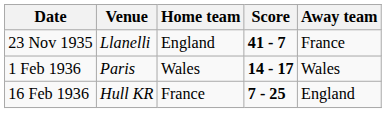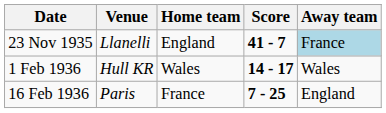(323, 42) no background -> (323, 42) lightblue background
(118, 68) Paris -> (127, 68) Hull KR
(127, 94) Hull KR -> (118, 94) Paris
